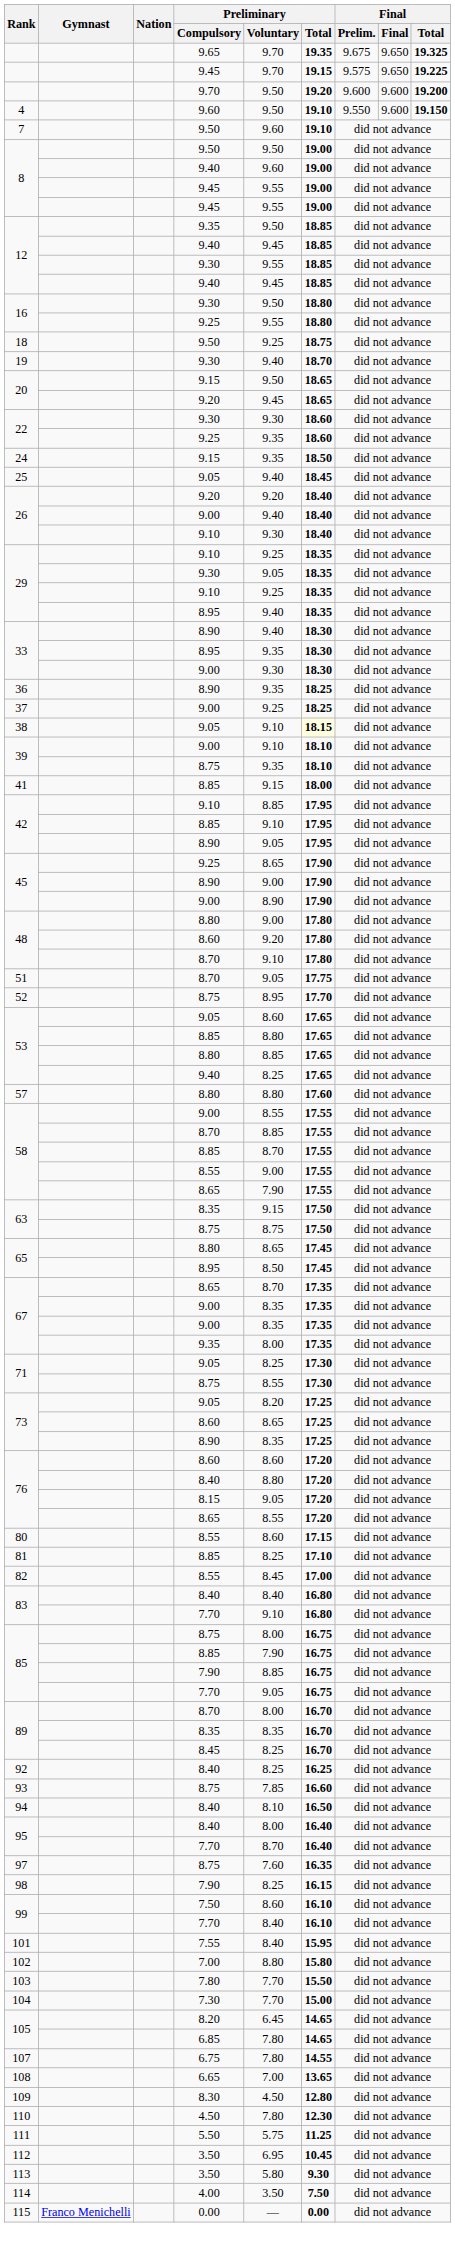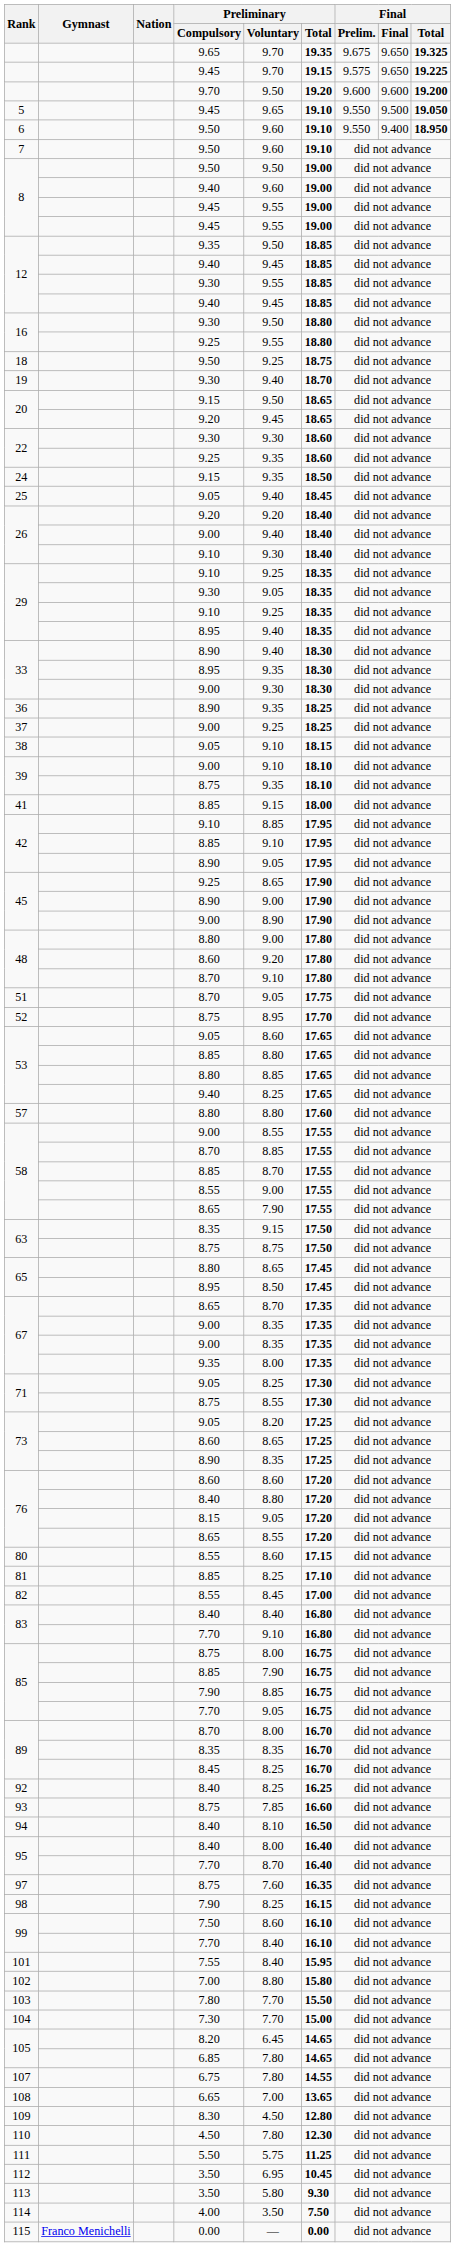- row: (21, 110)
+ row: (21, 110)
+ row: (21, 129)
(318, 727) lightyellow background -> (318, 746) no background
